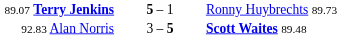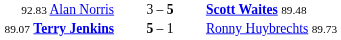rows swapped: (59, 9) <-> (68, 28)
